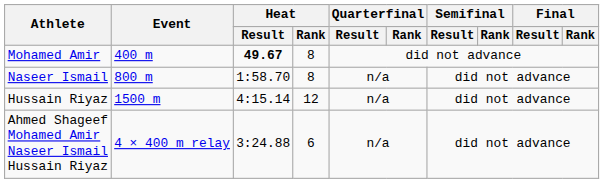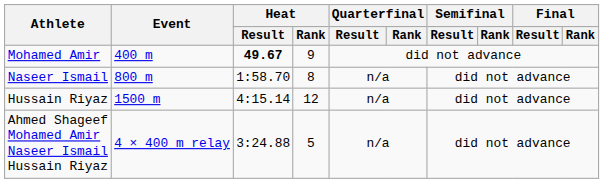(311, 56) 8 -> (311, 56) 9
(311, 144) 6 -> (311, 144) 5
